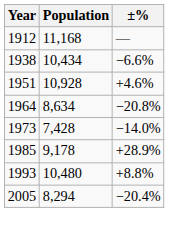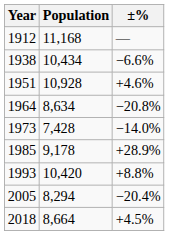(62, 173) 10,480 -> (62, 173) 10,420
+ row: (22, 219)
